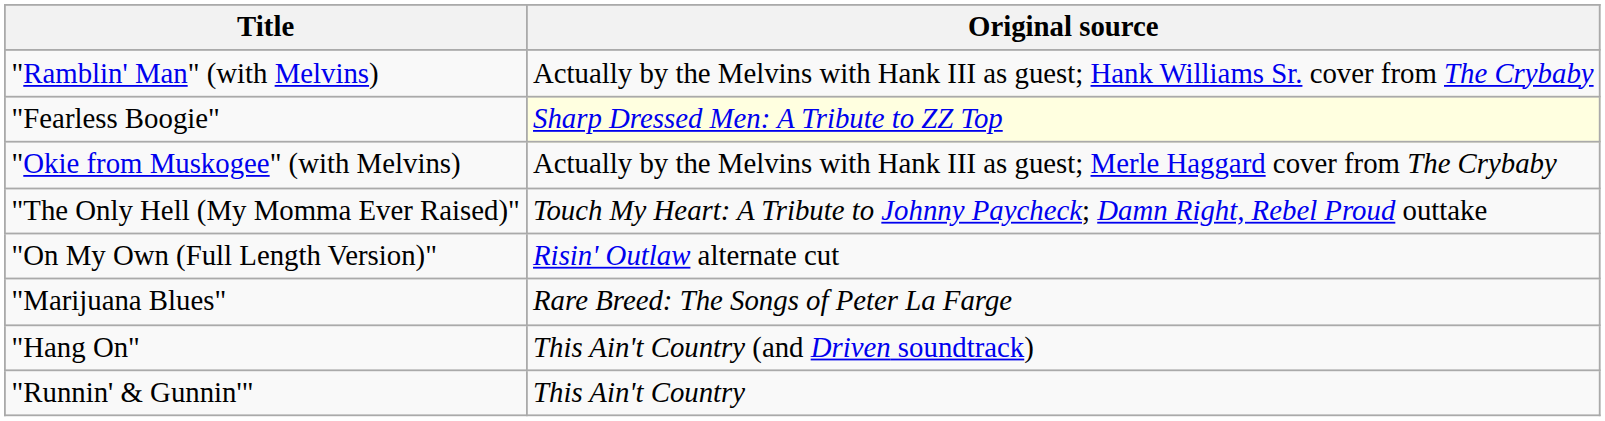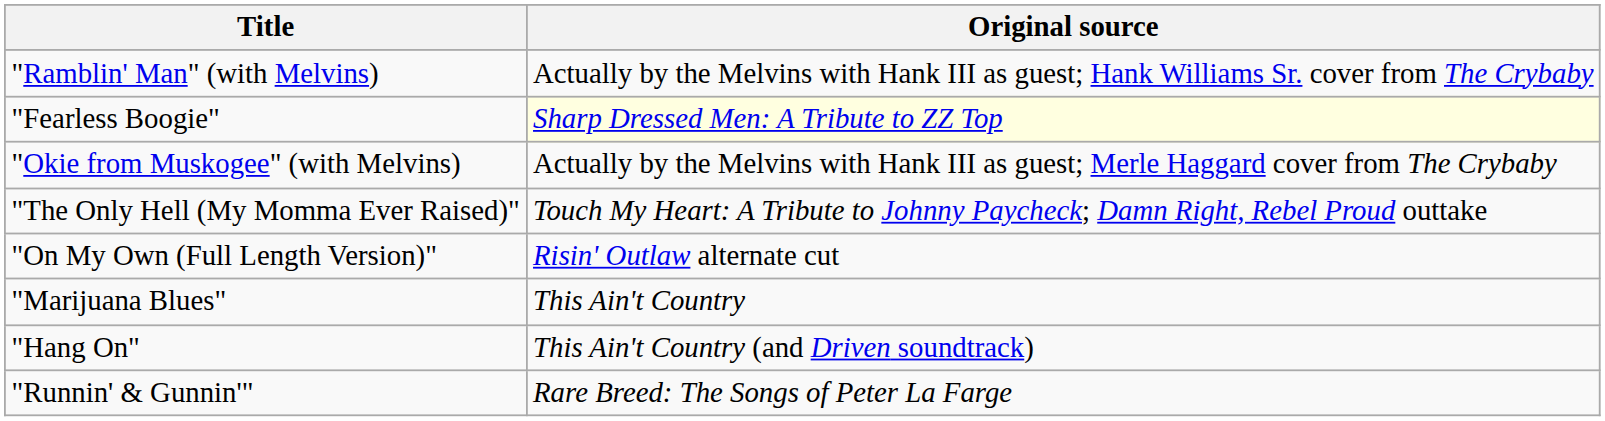(773, 301) Rare Breed: The Songs of Peter La Farge -> (639, 301) This Ain't Country
(639, 392) This Ain't Country -> (773, 392) Rare Breed: The Songs of Peter La Farge
